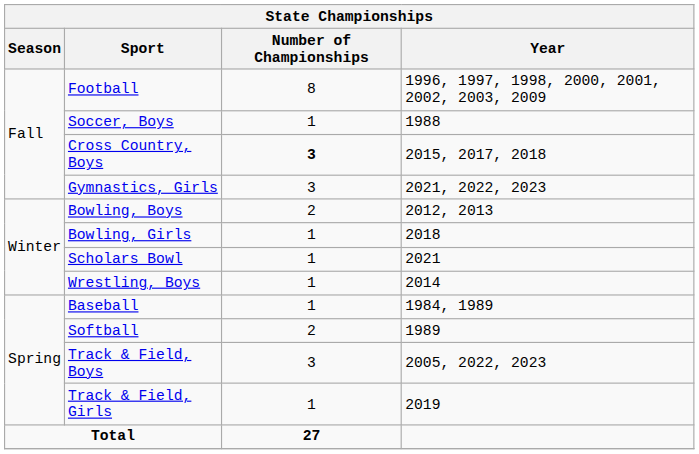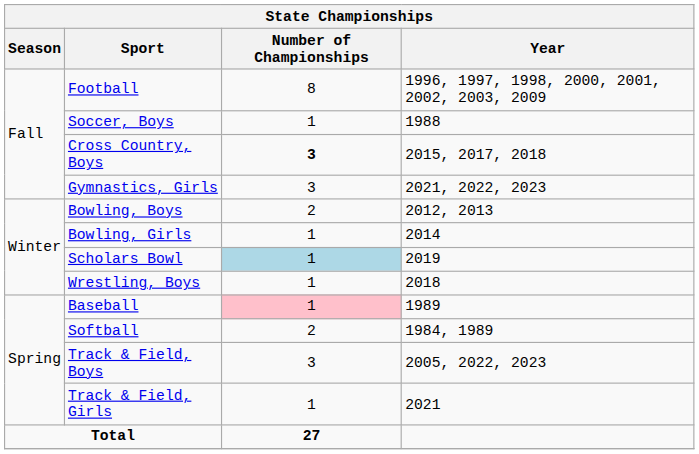(423, 235) 2018 -> (423, 235) 2014
(312, 259) no background -> (312, 259) lightblue background
(423, 259) 2021 -> (423, 259) 2019
(423, 283) 2014 -> (423, 283) 2018
(312, 307) no background -> (312, 307) pink background
(449, 307) 1984, 1989 -> (423, 307) 1989
(423, 331) 1989 -> (449, 331) 1984, 1989
(423, 404) 2019 -> (423, 404) 2021
